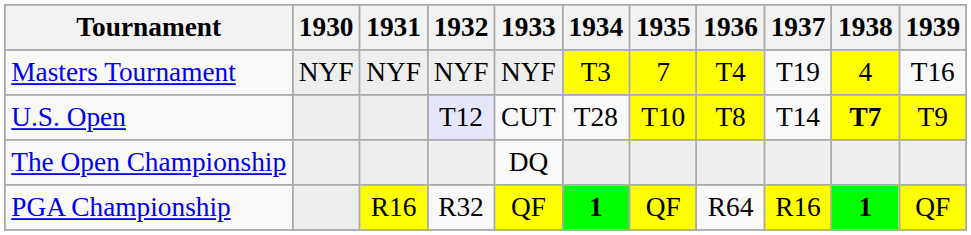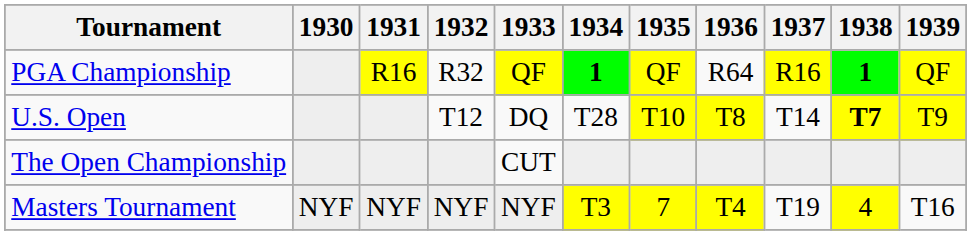rows swapped: (124, 72) <-> (121, 207)
(461, 117) lavender background -> (461, 117) no background
(528, 117) CUT -> (528, 117) DQ
(528, 162) DQ -> (528, 162) CUT
